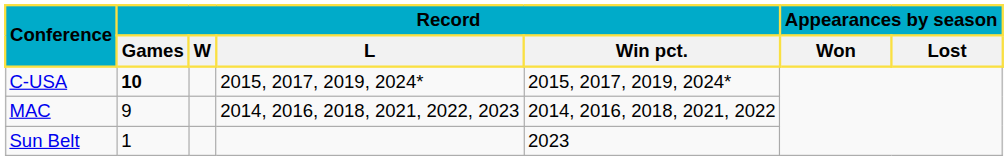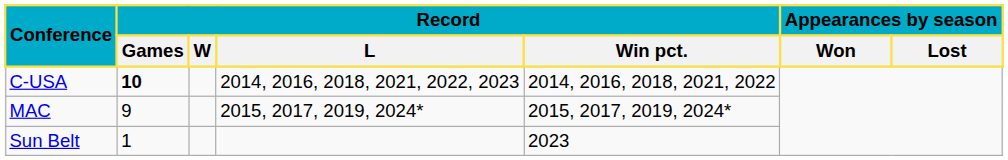(322, 81) 2015, 2017, 2019, 2024* -> (370, 81) 2014, 2016, 2018, 2021, 2022, 2023
(630, 81) 2015, 2017, 2019, 2024* -> (652, 81) 2014, 2016, 2018, 2021, 2022
(370, 111) 2014, 2016, 2018, 2021, 2022, 2023 -> (322, 111) 2015, 2017, 2019, 2024*
(652, 111) 2014, 2016, 2018, 2021, 2022 -> (630, 111) 2015, 2017, 2019, 2024*
